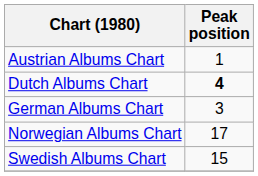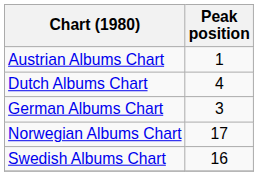(219, 84) bold -> (219, 84) normal
(219, 158) 15 -> (219, 158) 16
